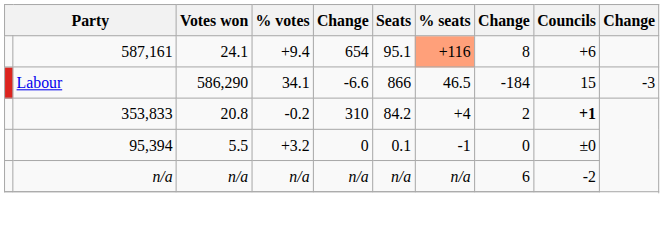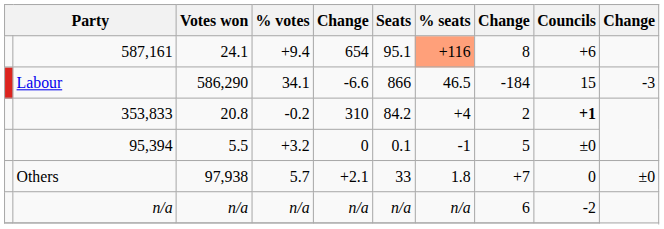(526, 145) 0 -> (526, 145) 5
+ row: (38, 177)
